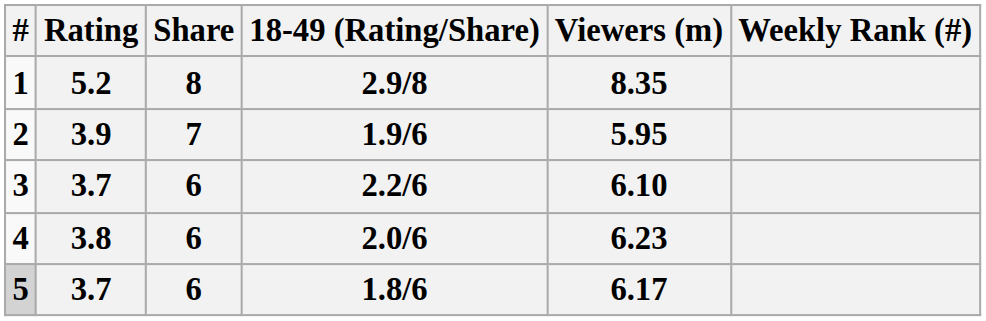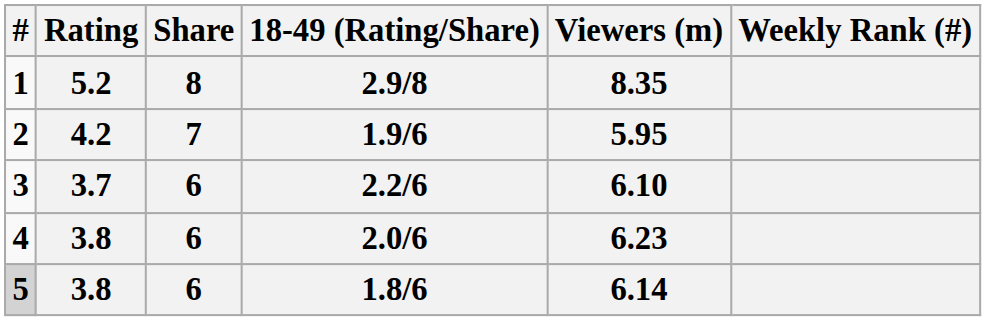(91, 133) 3.9 -> (91, 133) 4.2
(91, 289) 3.7 -> (91, 289) 3.8
(639, 289) 6.17 -> (639, 289) 6.14
